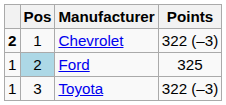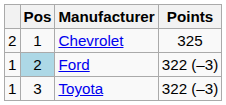(12, 41) bold -> (12, 41) normal
(190, 41) 322 (–3) -> (190, 41) 325
(190, 65) 325 -> (190, 65) 322 (–3)
